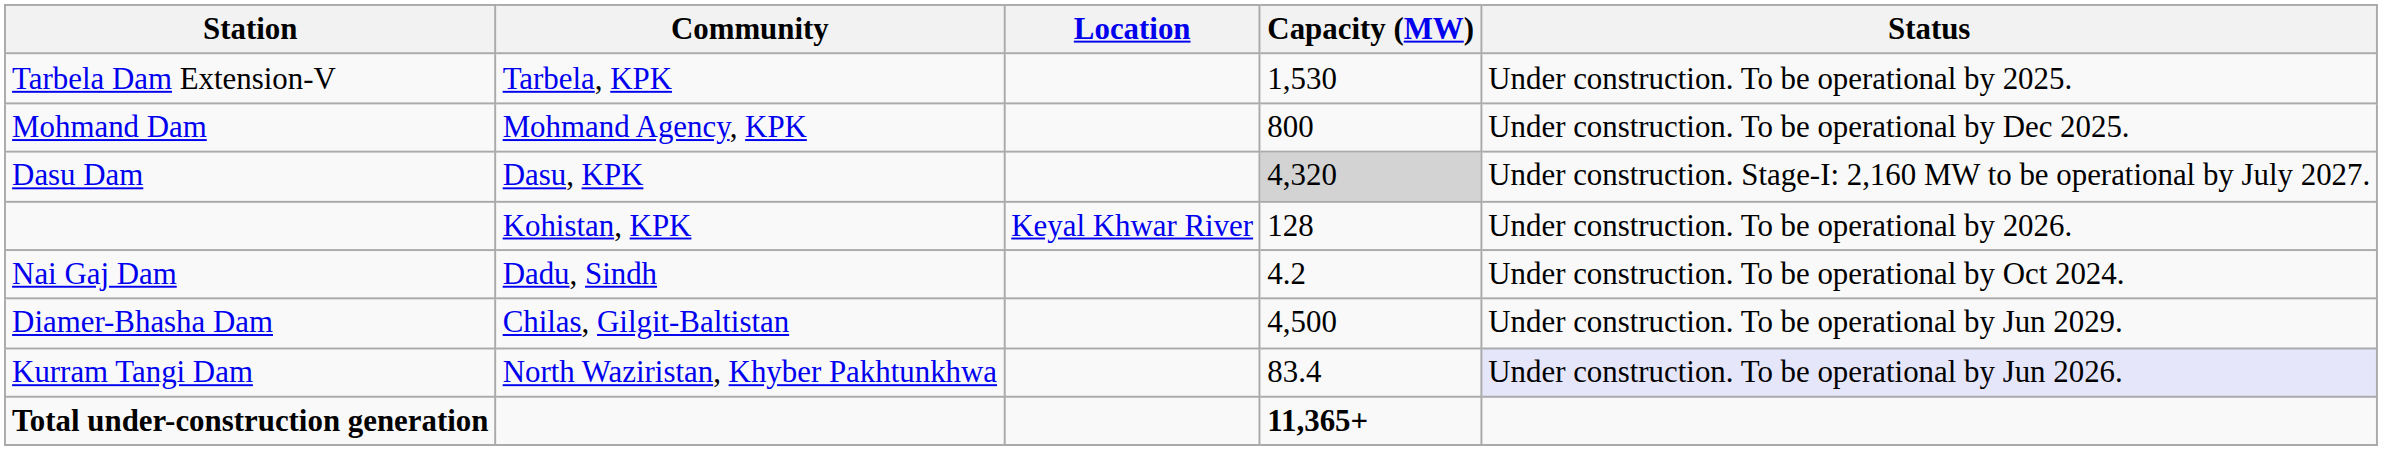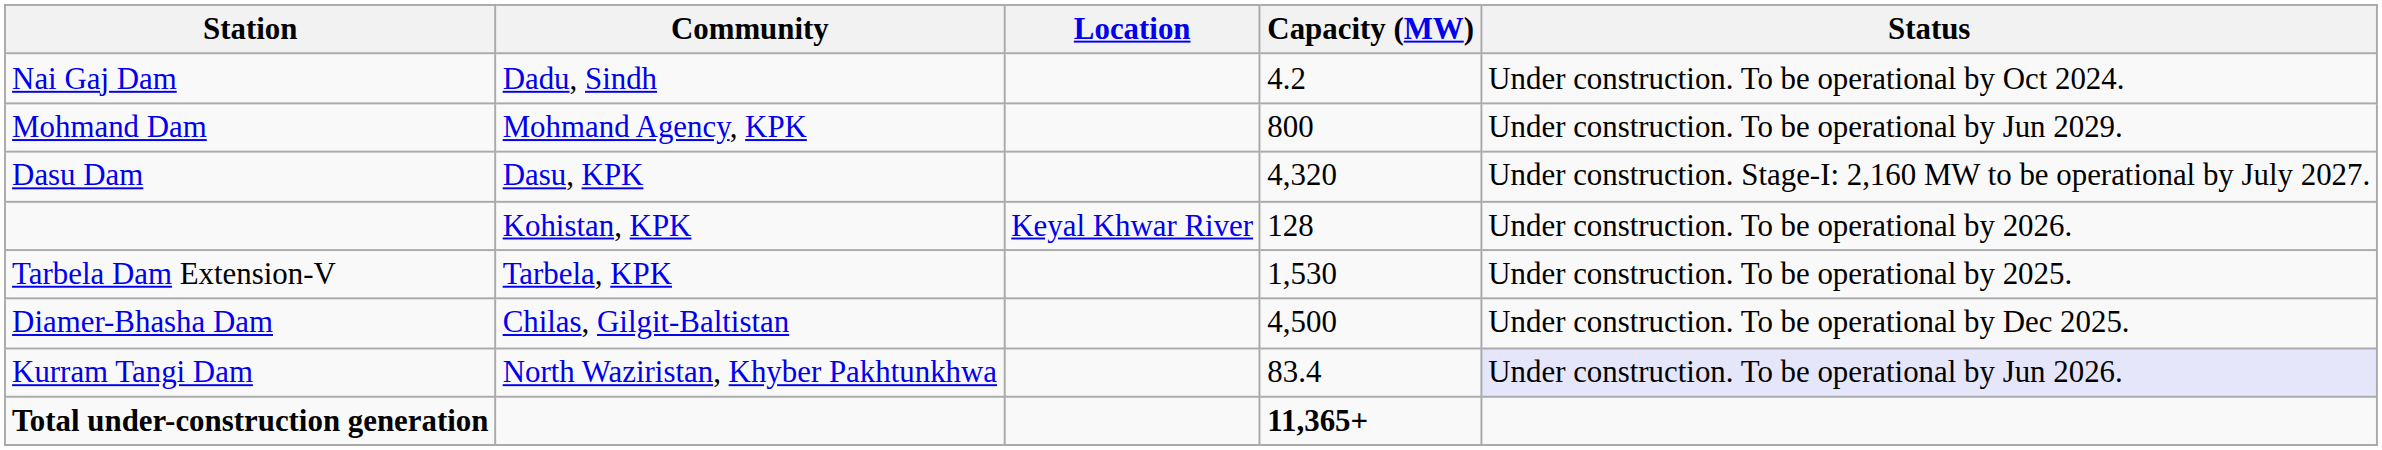rows swapped: (94, 273) <-> (174, 77)
(1809, 126) Under construction. To be operational by Dec 2025. -> (1806, 126) Under construction. To be operational by Jun 2029.
(1302, 175) lightgrey background -> (1302, 175) no background
(1806, 322) Under construction. To be operational by Jun 2029. -> (1809, 322) Under construction. To be operational by Dec 2025.
